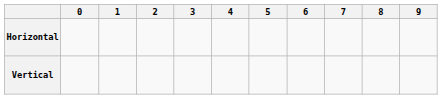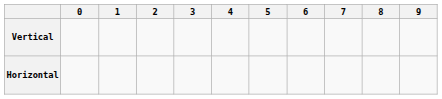rows swapped: (33, 75) <-> (33, 37)
